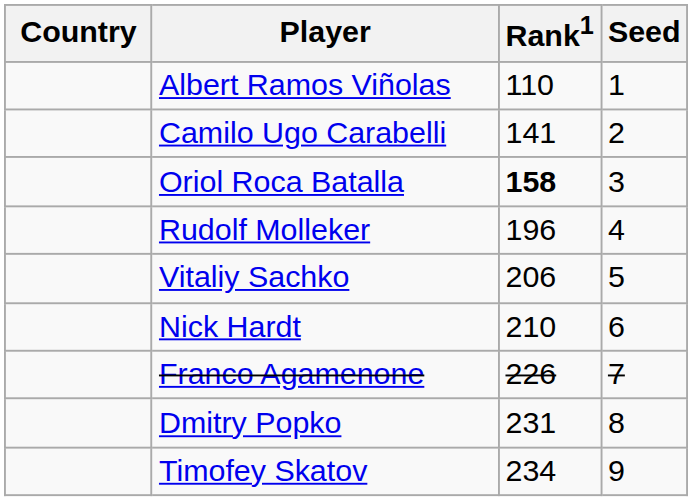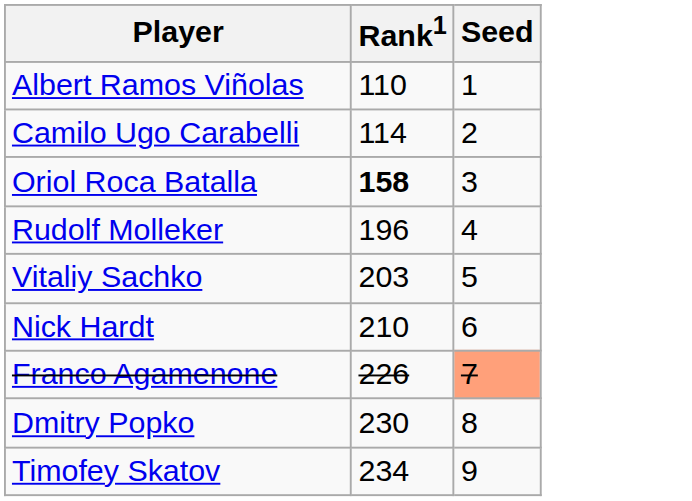- column: (78, 32)
(531, 133) 141 -> (383, 133) 114
(531, 277) 206 -> (384, 277) 203
(616, 374) no background -> (469, 374) lightsalmon background
(531, 422) 231 -> (384, 422) 230
